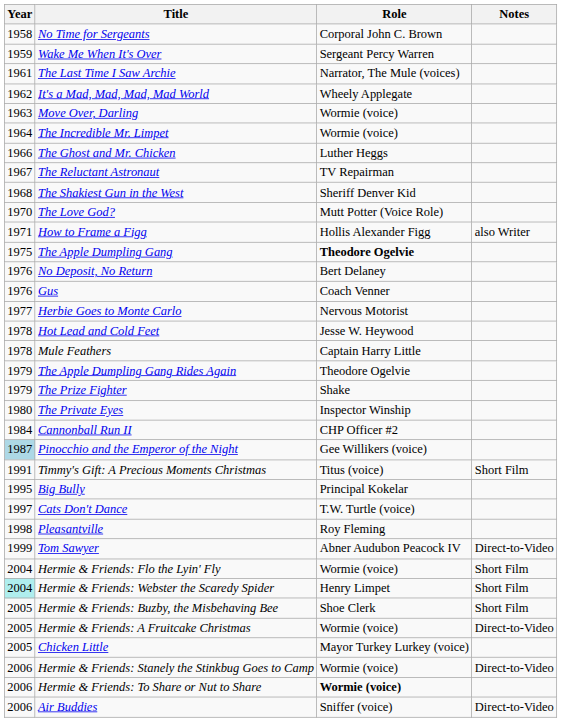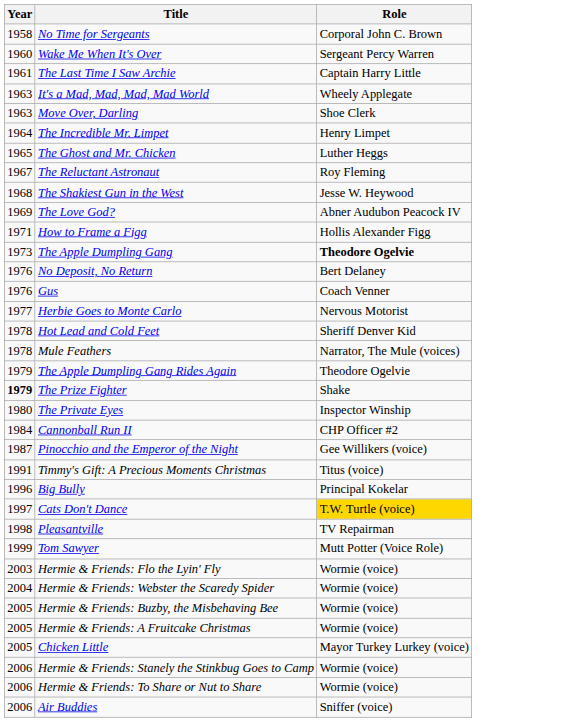- column: (514, 14)
(20, 53) 1959 -> (20, 53) 1960
(390, 73) Narrator, The Mule (voices) -> (370, 73) Captain Harry Little
(20, 93) 1962 -> (20, 93) 1963
(359, 113) Wormie (voice) -> (348, 113) Shoe Clerk
(359, 133) Wormie (voice) -> (355, 133) Henry Limpet
(20, 152) 1966 -> (20, 152) 1965
(357, 172) TV Repairman -> (352, 172) Roy Fleming
(368, 192) Sheriff Denver Kid -> (367, 192) Jesse W. Heywood
(20, 212) 1970 -> (20, 212) 1969
(381, 212) Mutt Potter (Voice Role) -> (390, 212) Abner Audubon Peacock IV
(20, 251) 1975 -> (20, 251) 1973
(367, 331) Jesse W. Heywood -> (368, 331) Sheriff Denver Kid
(370, 350) Captain Harry Little -> (390, 350) Narrator, The Mule (voices)
(20, 390) normal -> (20, 390) bold
(20, 449) lightblue background -> (20, 449) no background
(20, 489) 1995 -> (20, 489) 1996
(367, 509) no background -> (367, 509) gold background
(352, 529) Roy Fleming -> (357, 529) TV Repairman
(390, 548) Abner Audubon Peacock IV -> (381, 548) Mutt Potter (Voice Role)
(20, 568) 2004 -> (20, 568) 2003
(20, 588) paleturquoise background -> (20, 588) no background
(355, 588) Henry Limpet -> (359, 588) Wormie (voice)
(348, 608) Shoe Clerk -> (359, 608) Wormie (voice)
(360, 687) bold -> (359, 687) normal
